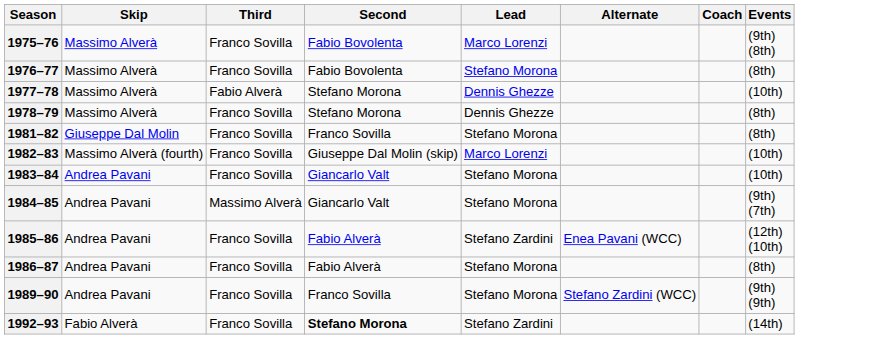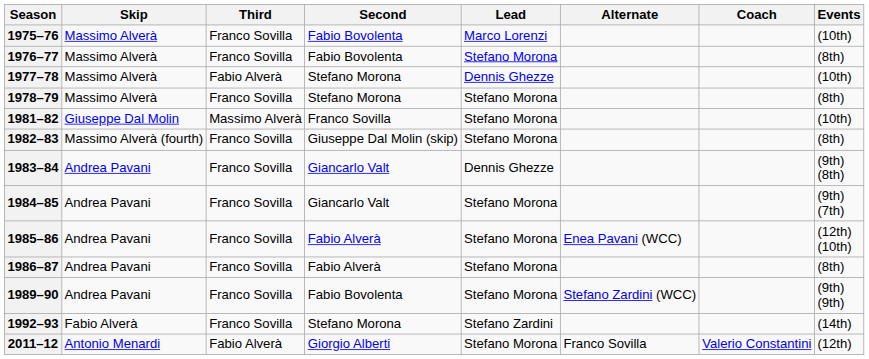(762, 43) (9th) (8th) -> (835, 35) (10th)
(509, 112) Dennis Ghezze -> (511, 98) Stefano Morona
(251, 133) Franco Sovilla -> (255, 118) Massimo Alverà
(762, 133) (8th) -> (835, 118) (10th)
(506, 154) Marco Lorenzi -> (511, 139) Stefano Morona
(765, 154) (10th) -> (831, 139) (8th)
(511, 175) Stefano Morona -> (509, 167) Dennis Ghezze
(765, 175) (10th) -> (831, 167) (9th) (8th)
(255, 203) Massimo Alverà -> (251, 203) Franco Sovilla
(509, 239) Stefano Zardini -> (511, 239) Stefano Morona
(349, 295) Franco Sovilla -> (355, 295) Fabio Bovolenta
(357, 323) bold -> (354, 323) normal
+ row: (33, 344)
